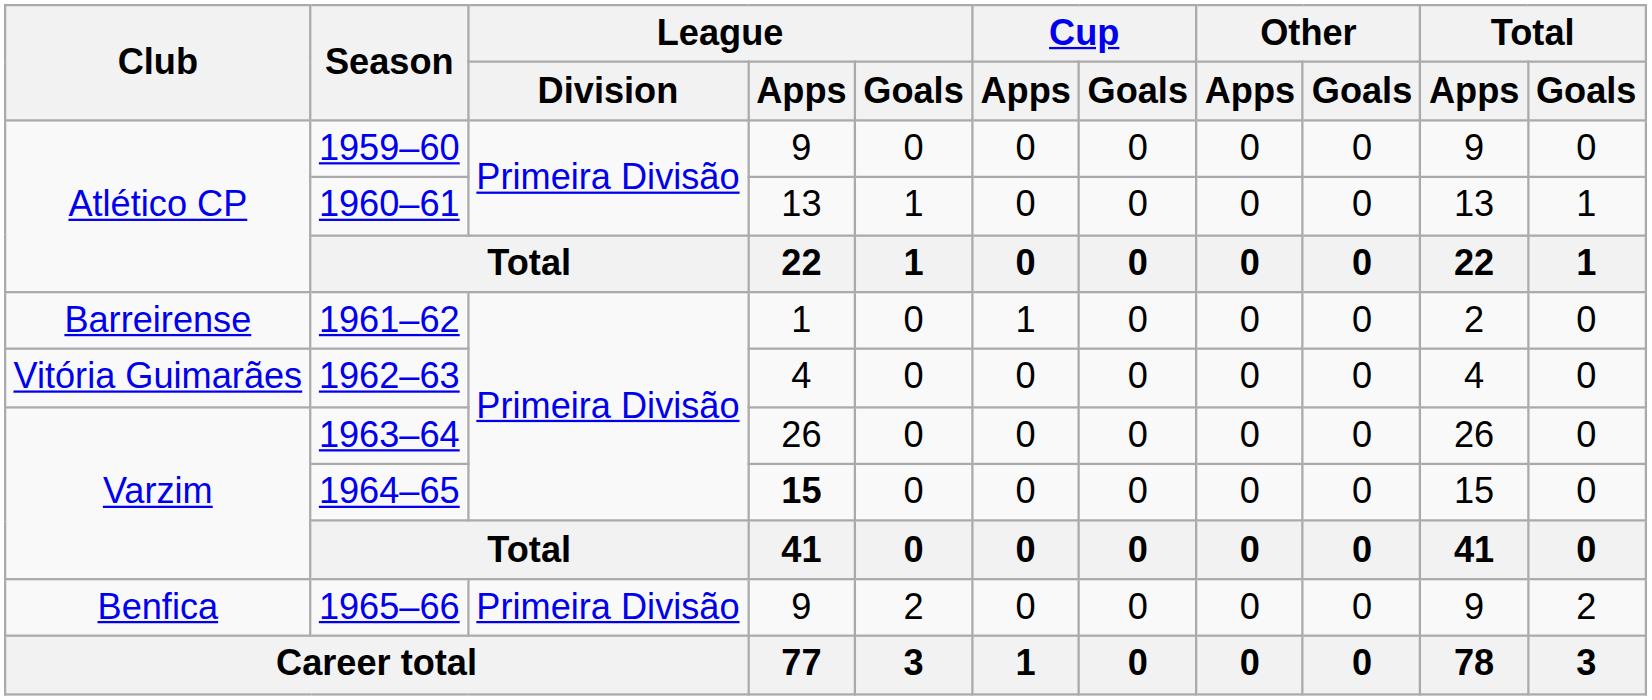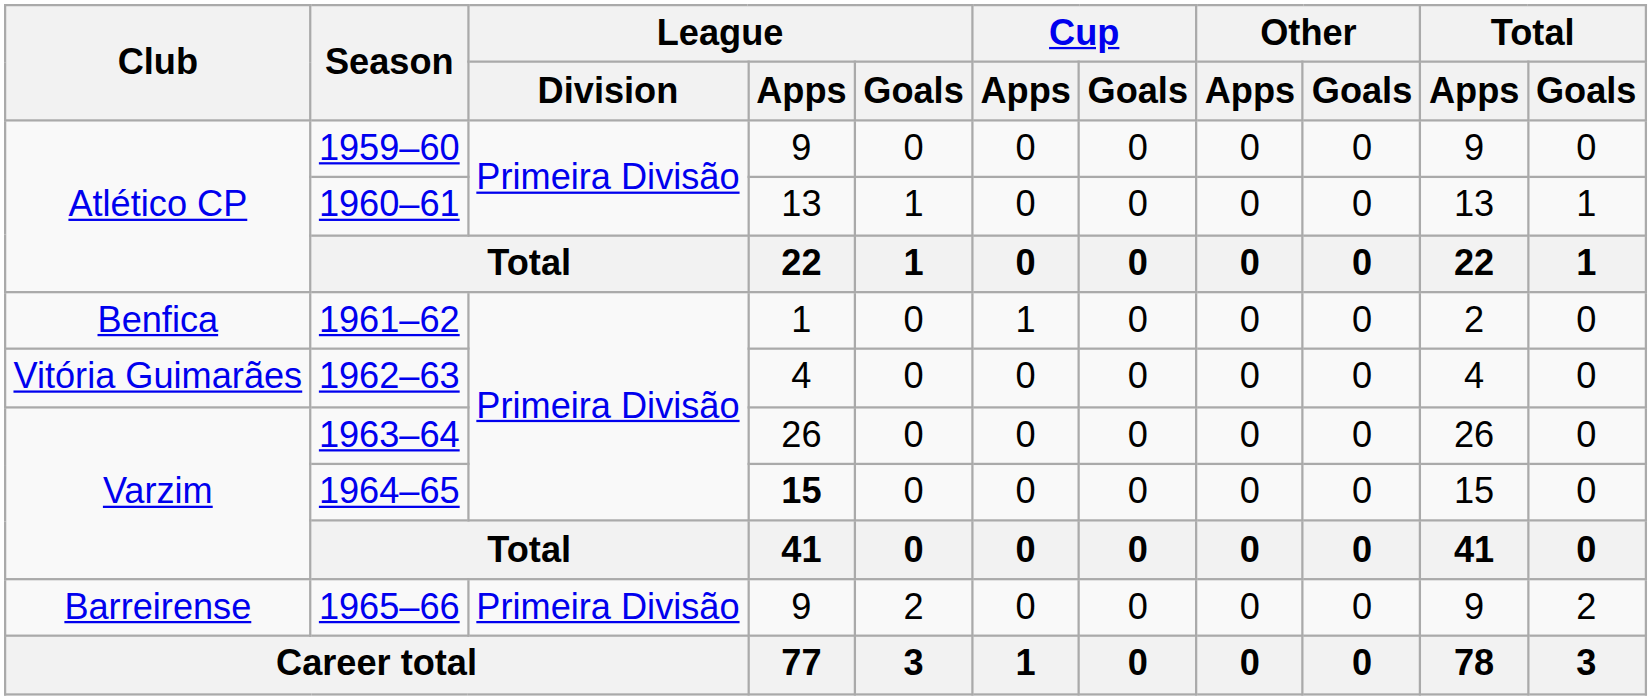(158, 319) Barreirense -> (158, 319) Benfica
(158, 606) Benfica -> (158, 606) Barreirense
